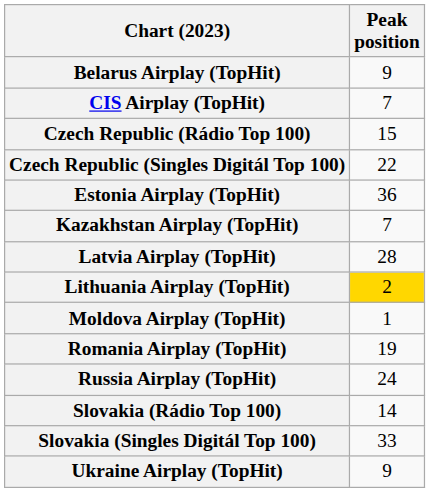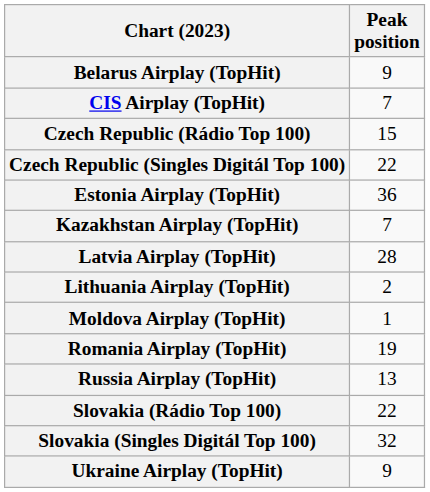(387, 287) gold background -> (387, 287) no background
(387, 379) 24 -> (387, 379) 13
(387, 410) 14 -> (387, 410) 22
(387, 440) 33 -> (387, 440) 32
